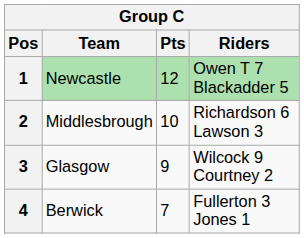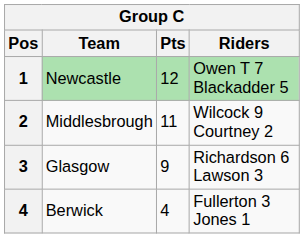(169, 122) 10 -> (169, 122) 11
(241, 122) Richardson 6 Lawson 3 -> (233, 122) Wilcock 9 Courtney 2
(233, 166) Wilcock 9 Courtney 2 -> (241, 166) Richardson 6 Lawson 3
(165, 211) 7 -> (165, 211) 4
